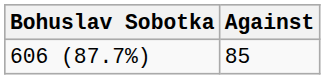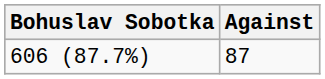(238, 57) 85 -> (238, 57) 87
